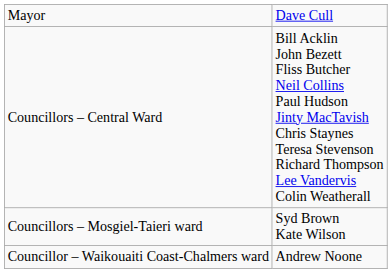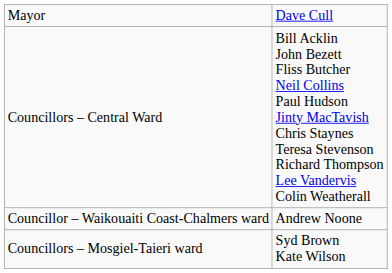rows swapped: (105, 226) <-> (138, 256)
